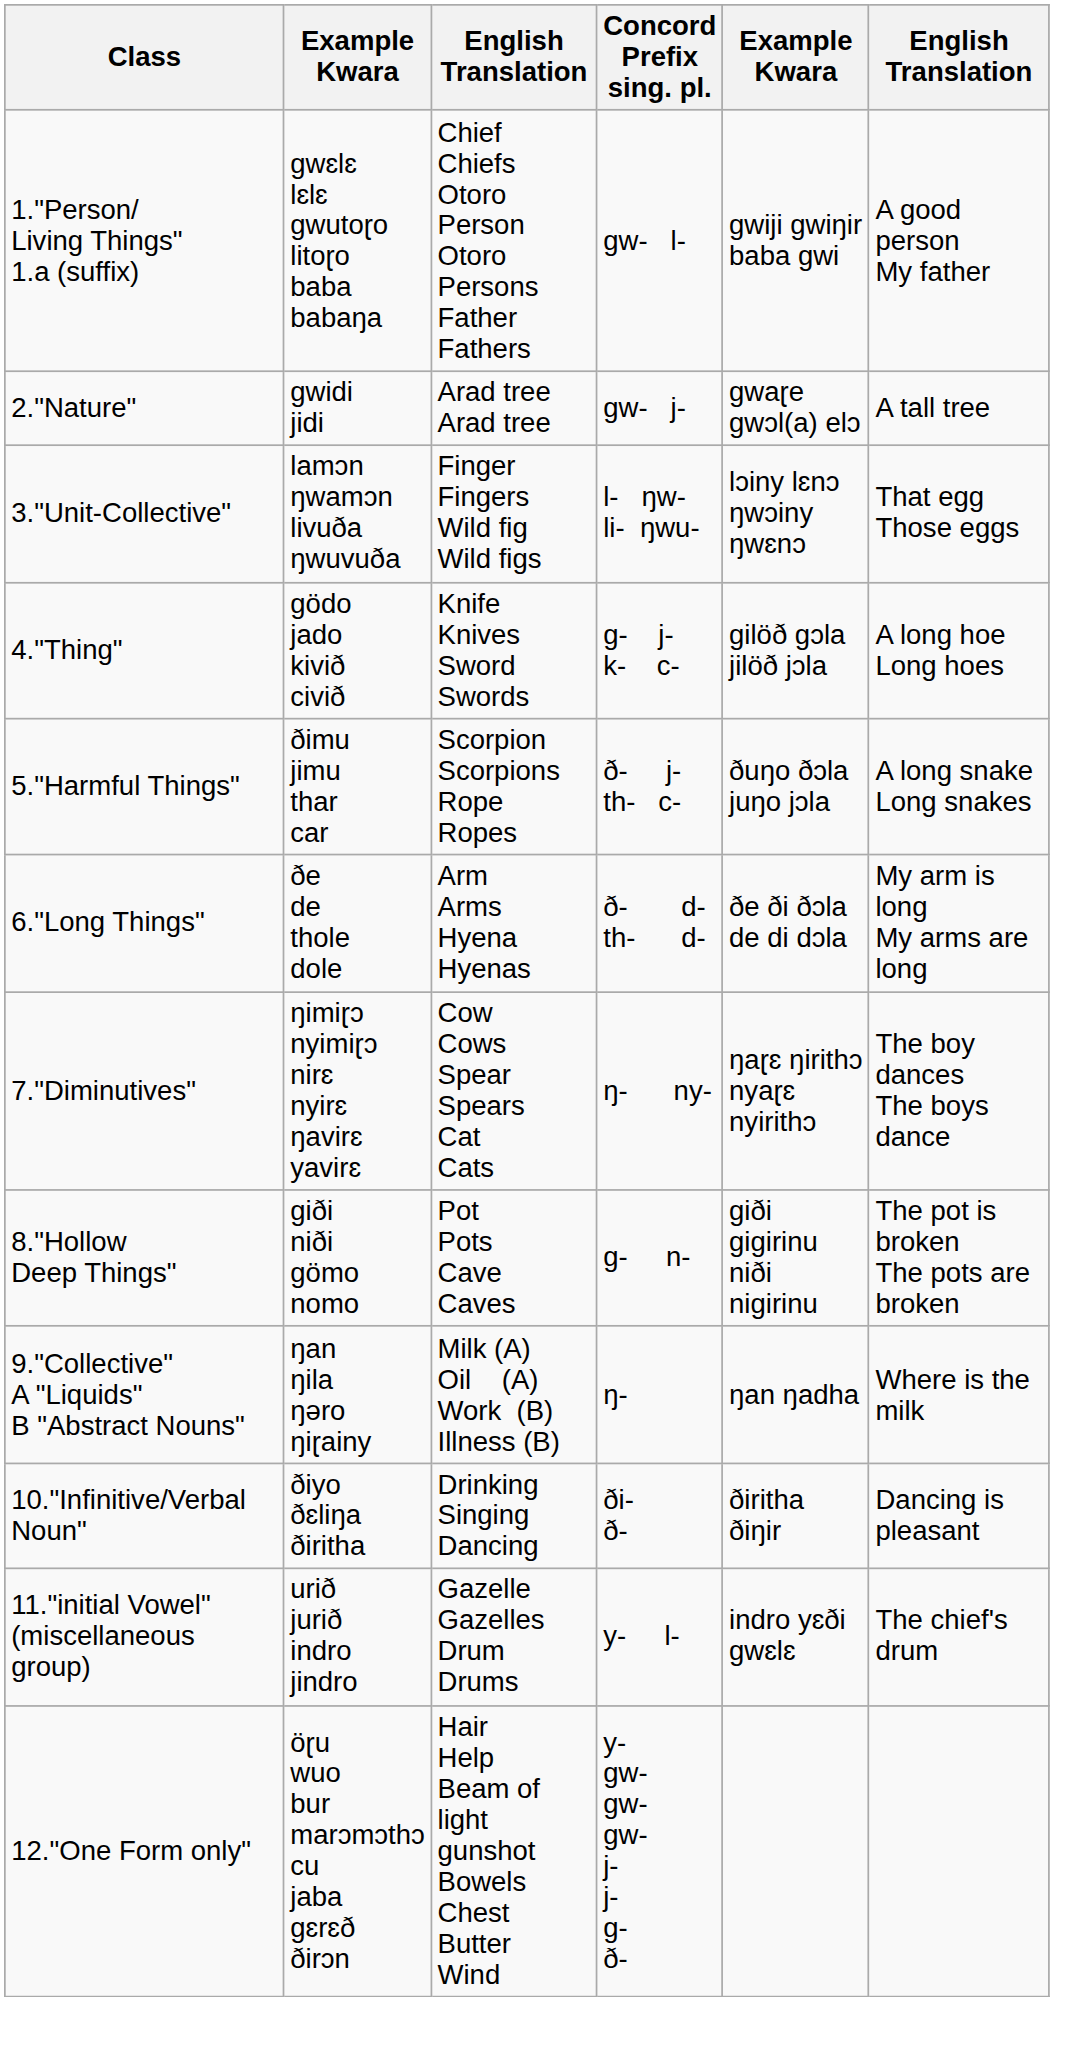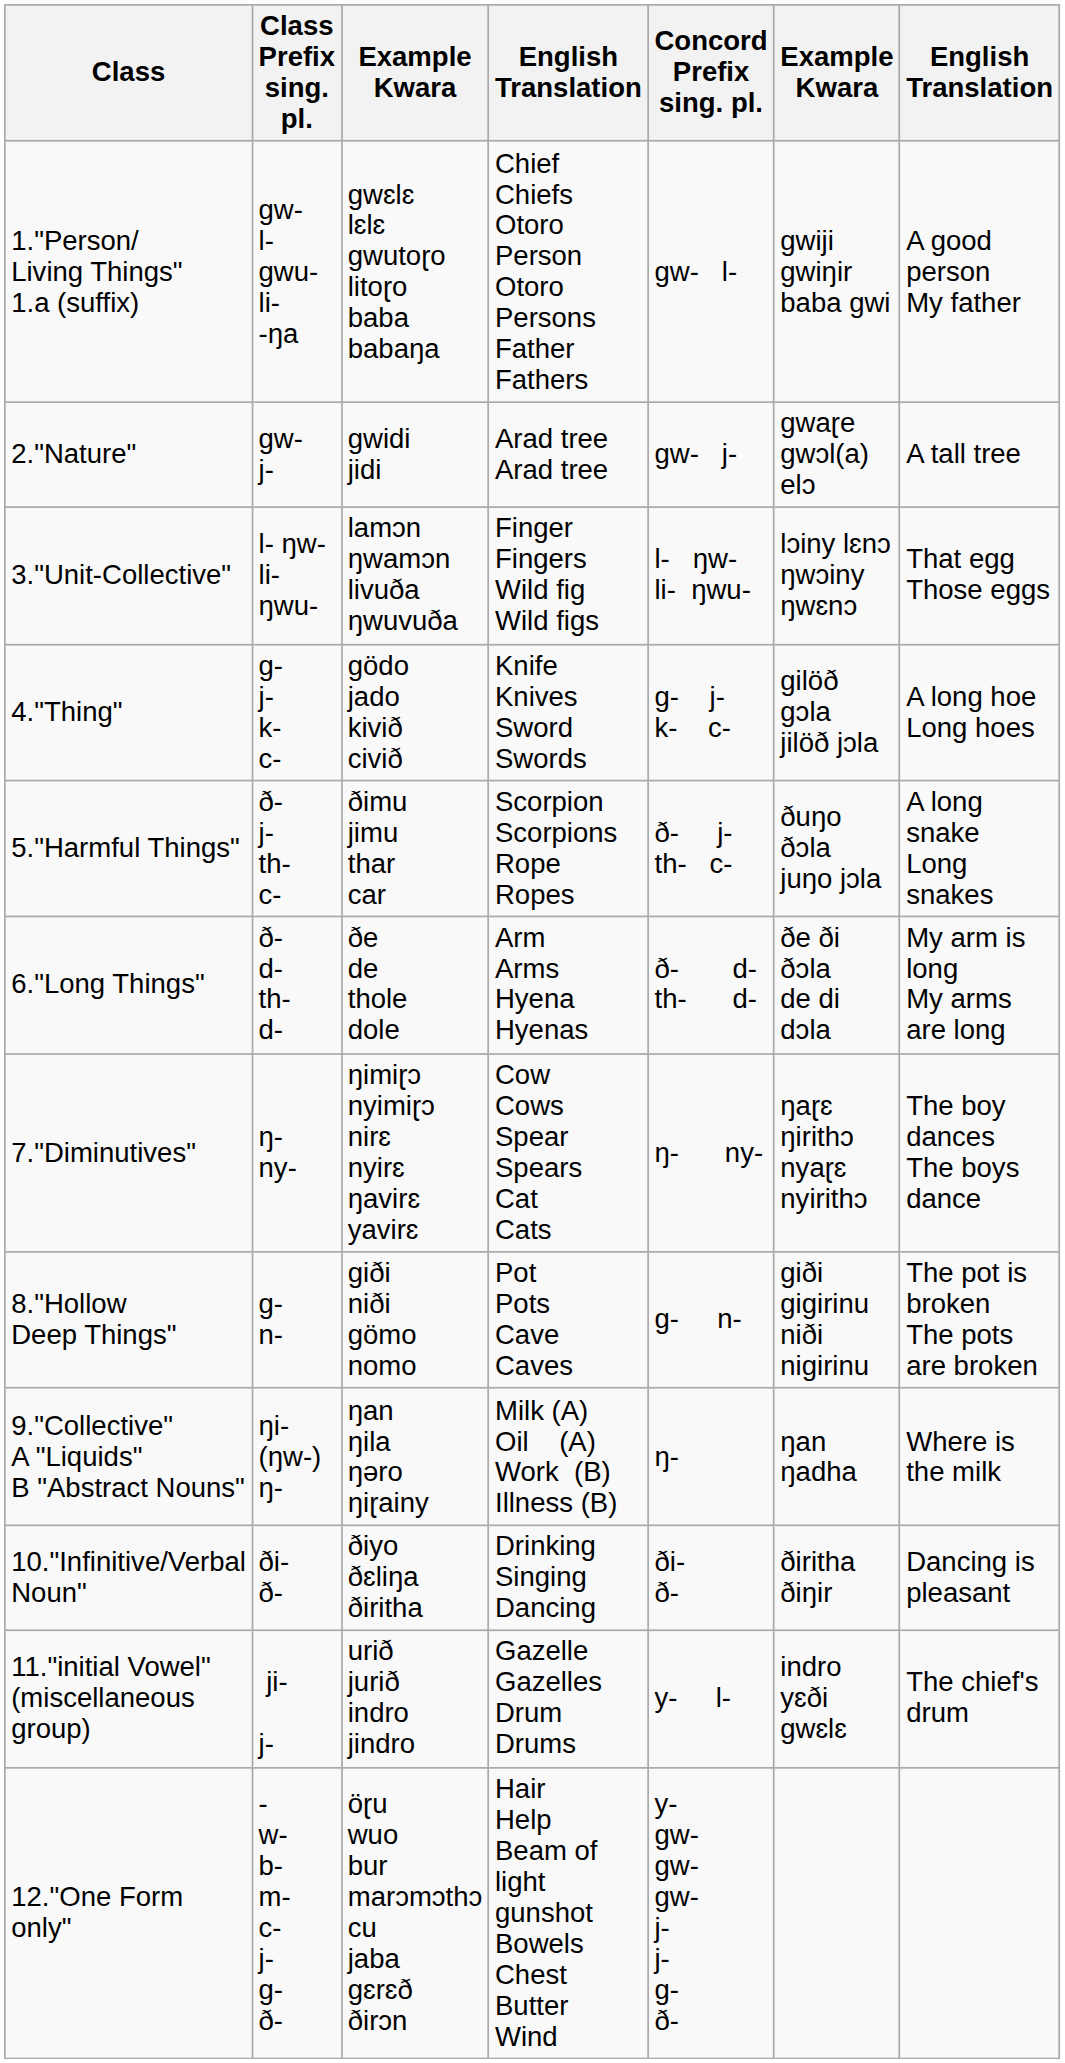+ column: (297, 72)
